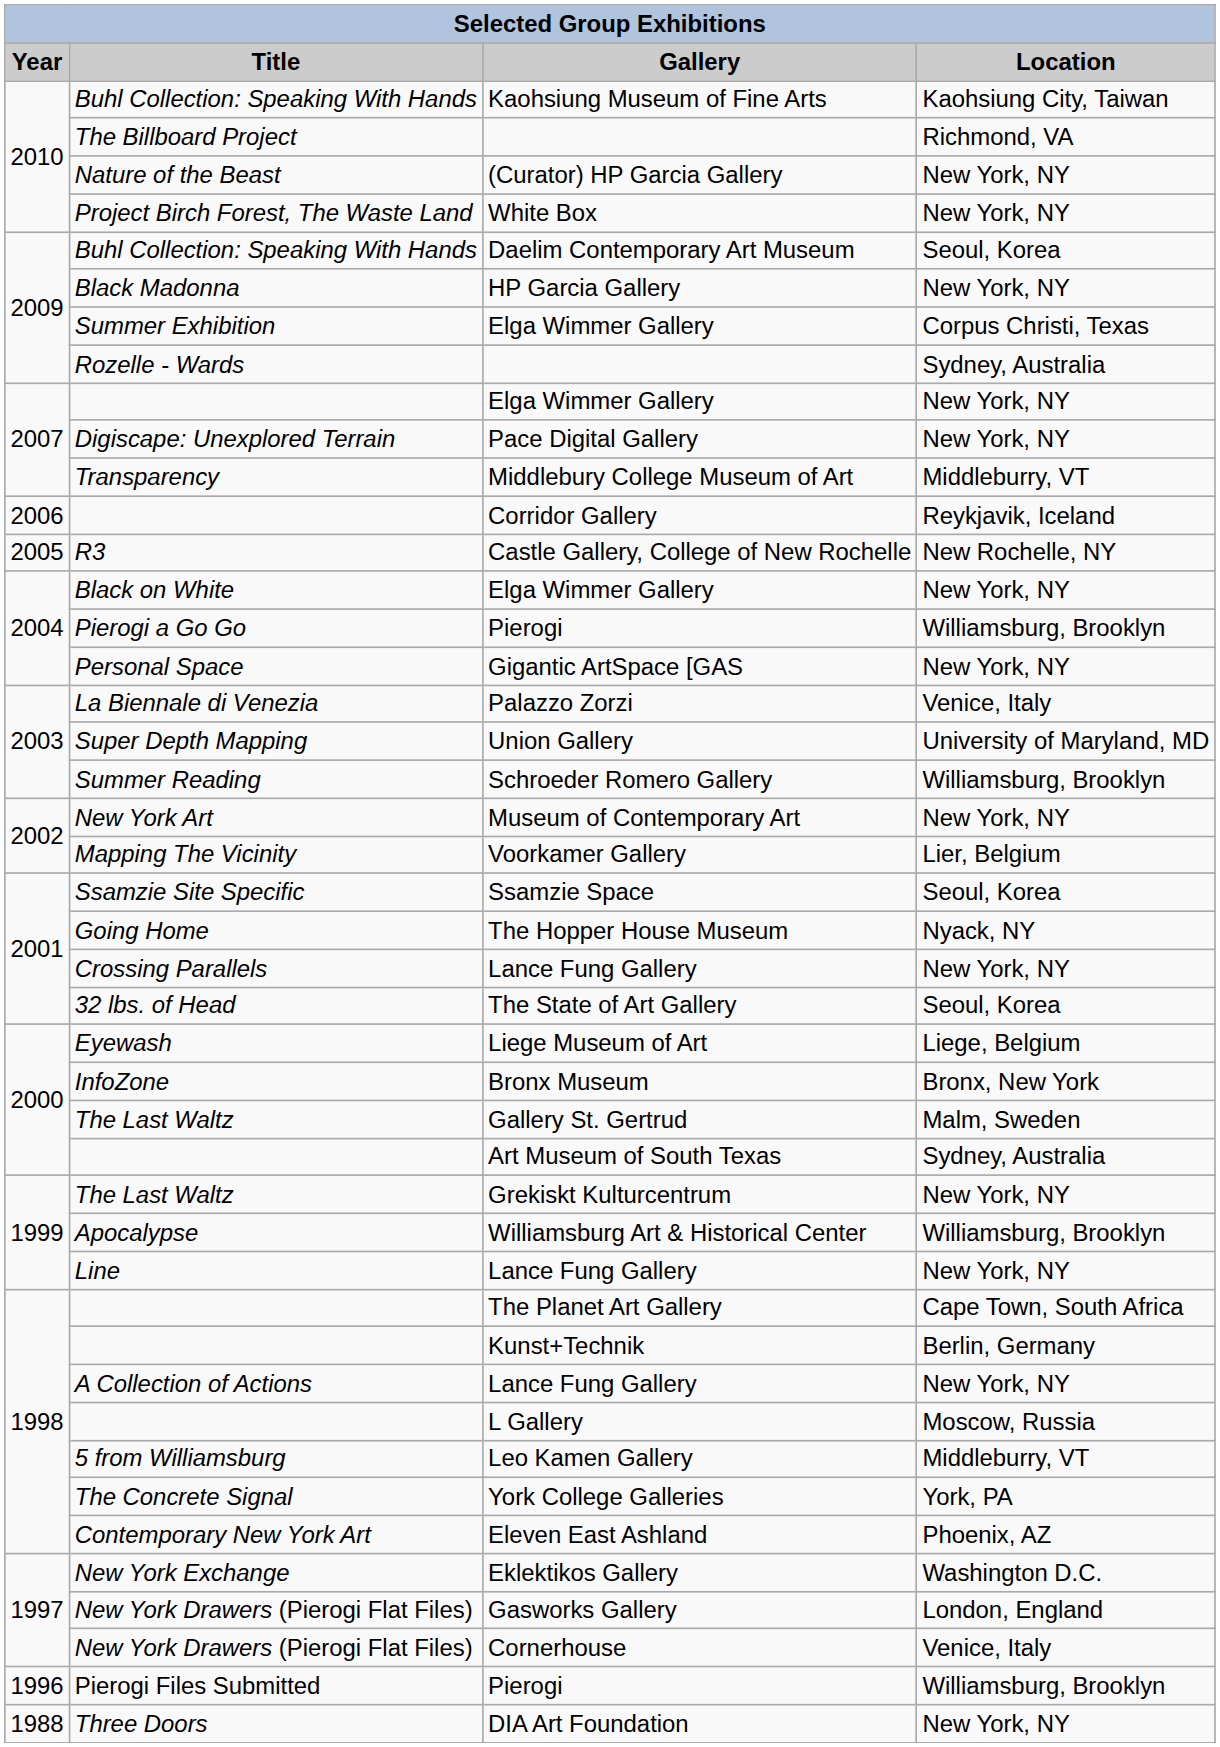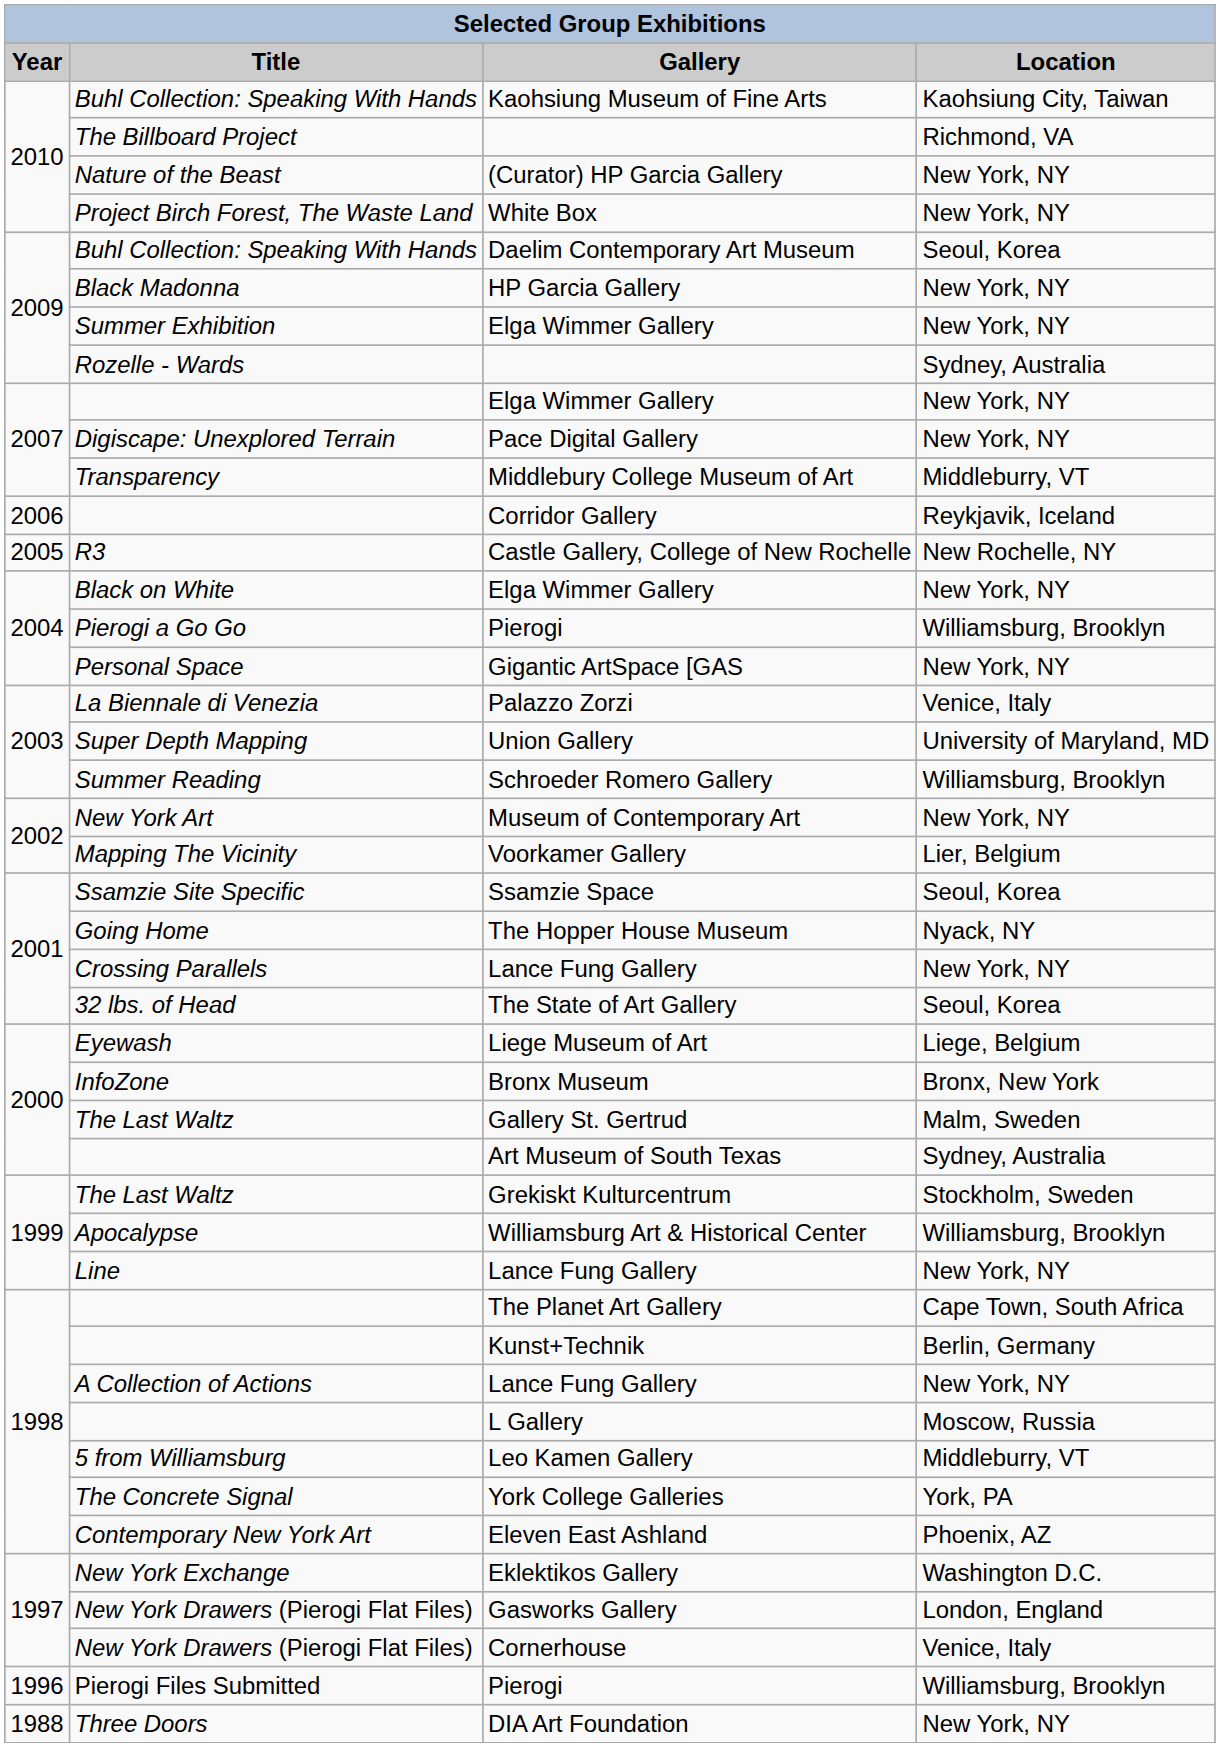(1036, 326) Corpus Christi, Texas -> (996, 326) New York, NY
(996, 1195) New York, NY -> (1028, 1195) Stockholm, Sweden
